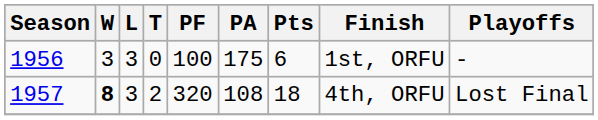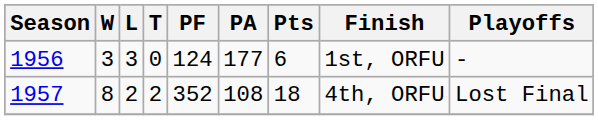(193, 59) 100 -> (193, 59) 124
(243, 59) 175 -> (243, 59) 177
(107, 95) bold -> (107, 95) normal
(131, 95) 3 -> (131, 95) 2
(193, 95) 320 -> (193, 95) 352
